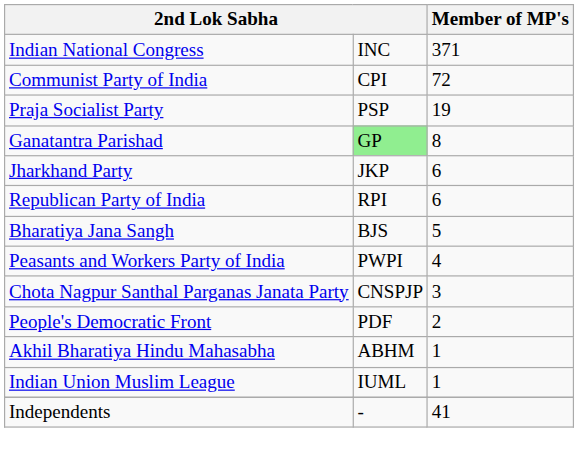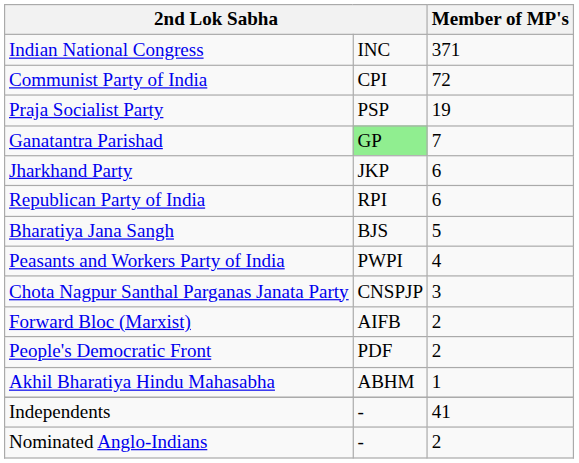(437, 140) 8 -> (437, 140) 7
+ row: (100, 321)
- row: (122, 381)
+ row: (108, 442)
